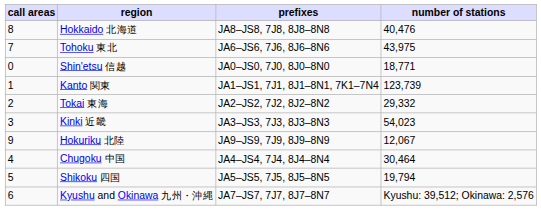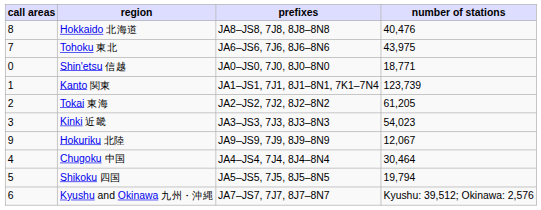(399, 103) 29,332 -> (399, 103) 61,205
